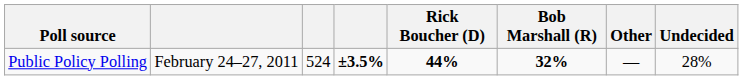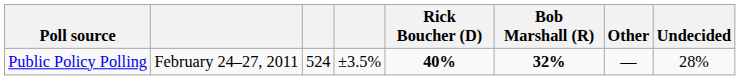(361, 61) bold -> (360, 61) normal
(442, 61) 44% -> (440, 61) 40%
